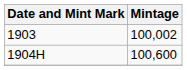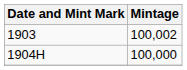(154, 55) 100,600 -> (154, 55) 100,000
